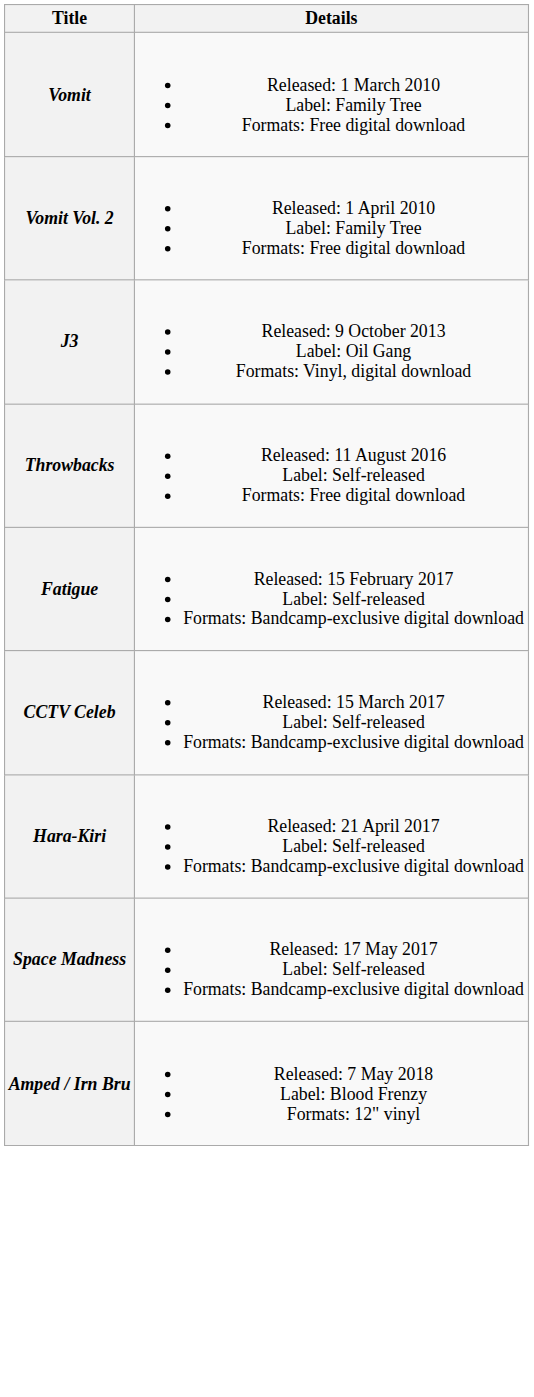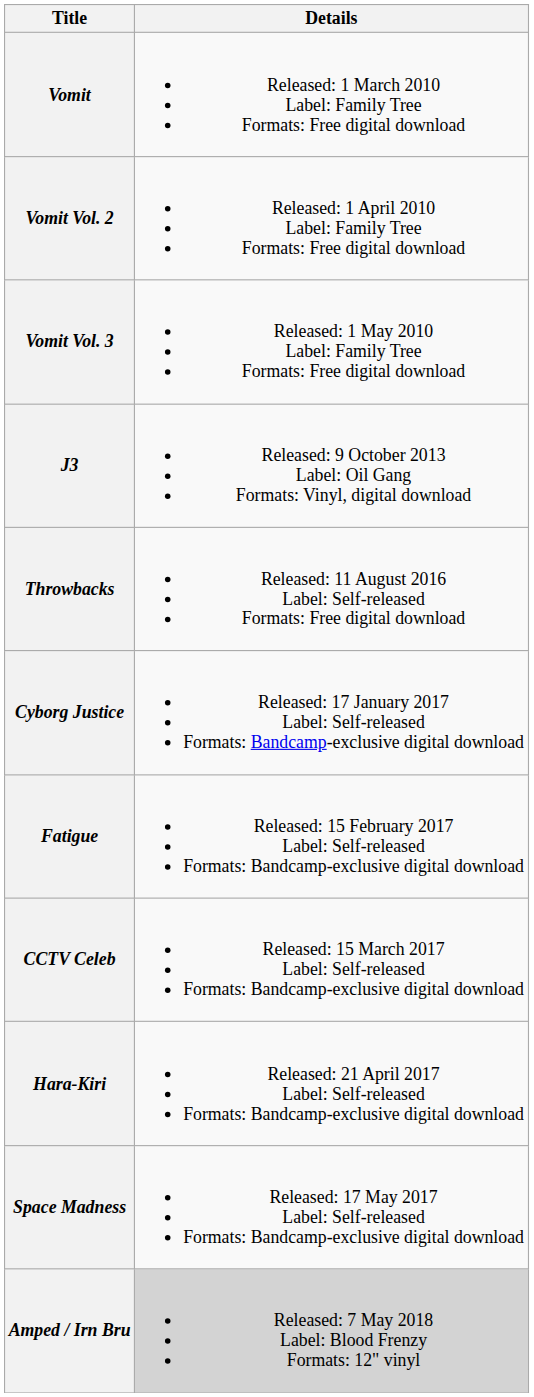+ row: (70, 341)
+ row: (70, 712)
(331, 1094) no background -> (331, 1341) lightgrey background
